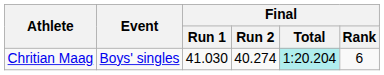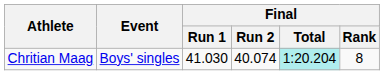(255, 59) 40.274 -> (255, 59) 40.074
(359, 59) 6 -> (359, 59) 8
